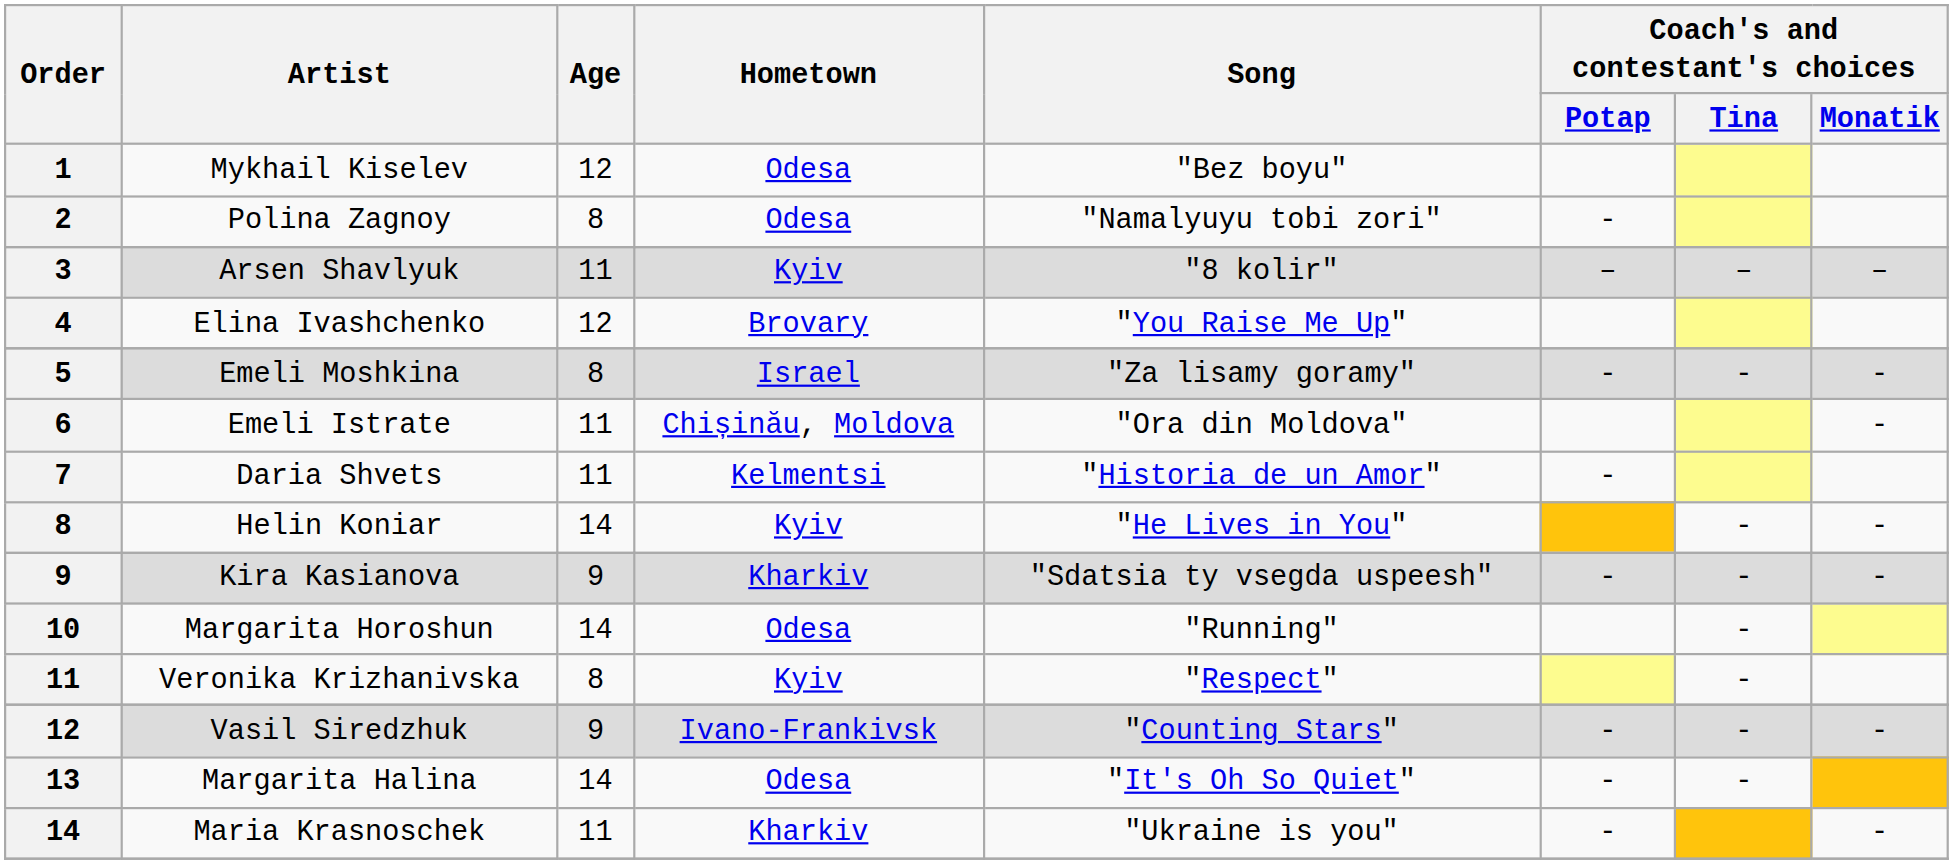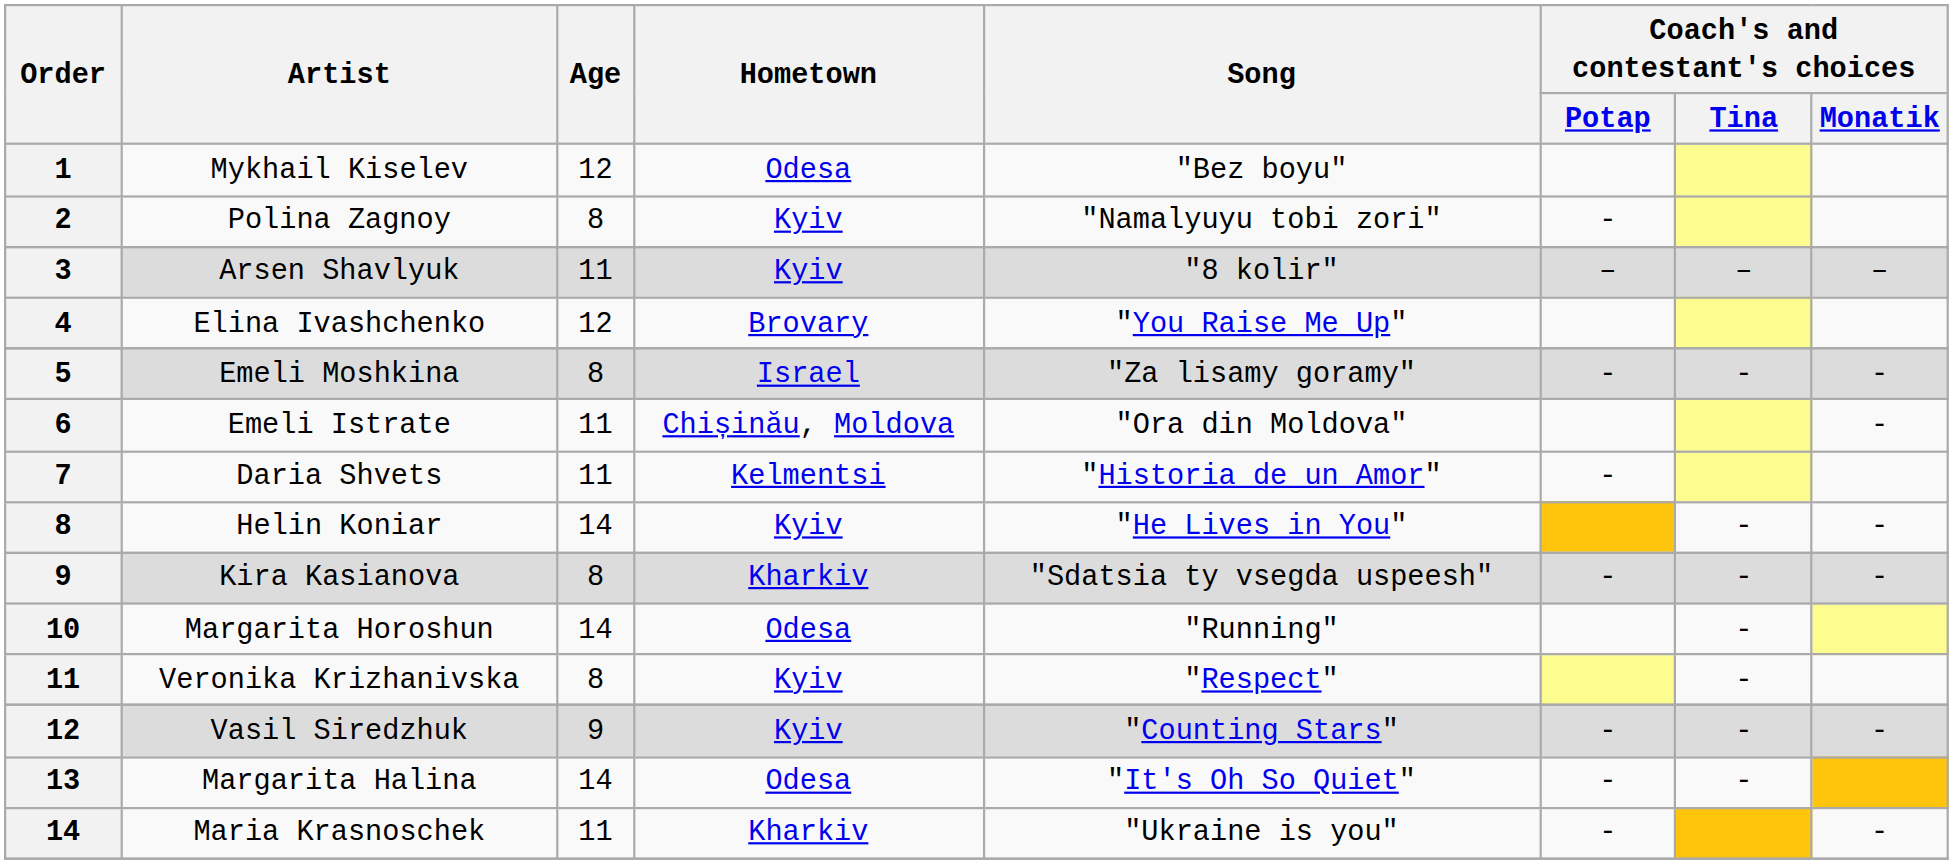(808, 221) Odesa -> (808, 221) Kyiv
(596, 578) 9 -> (596, 578) 8
(808, 731) Ivano-Frankivsk -> (808, 731) Kyiv
